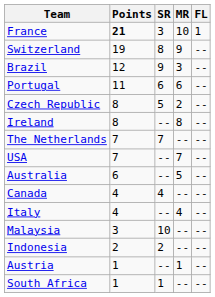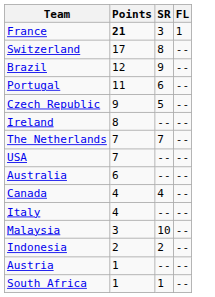- column: (183, 13)
(119, 49) 19 -> (119, 49) 17
(115, 103) 8 -> (115, 103) 9
